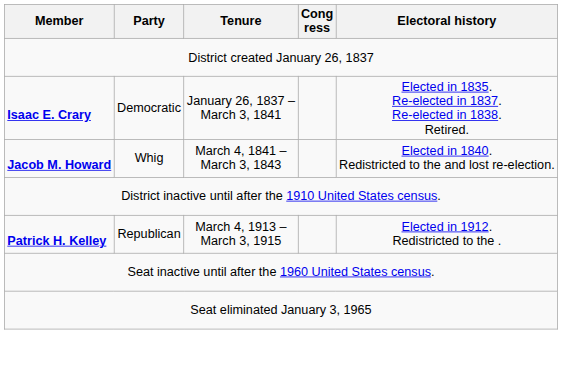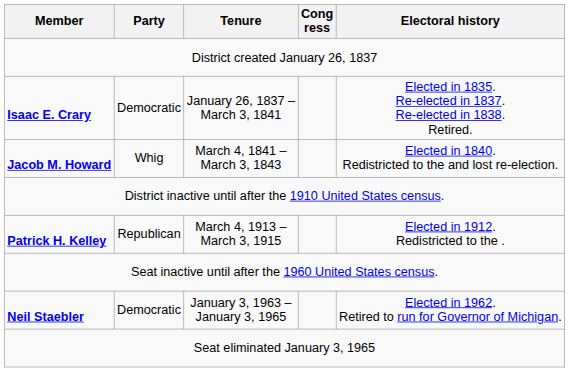+ row: (46, 317)
